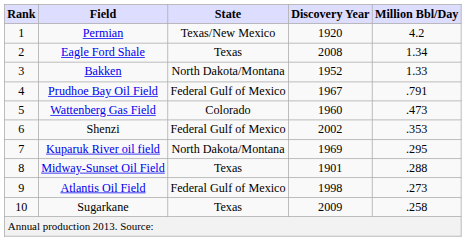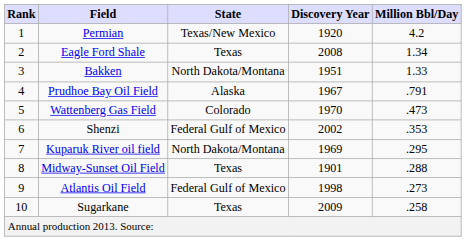(330, 71) 1952 -> (330, 71) 1951
(228, 91) Federal Gulf of Mexico -> (228, 91) Alaska
(330, 110) 1960 -> (330, 110) 1970
